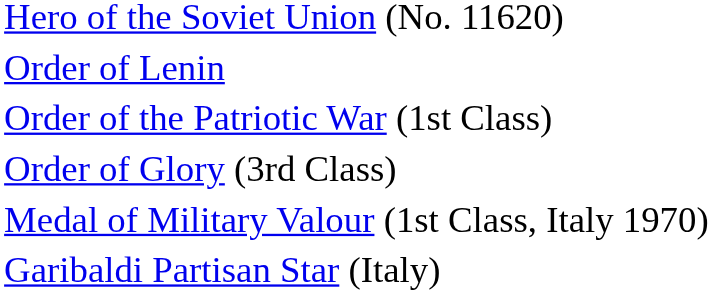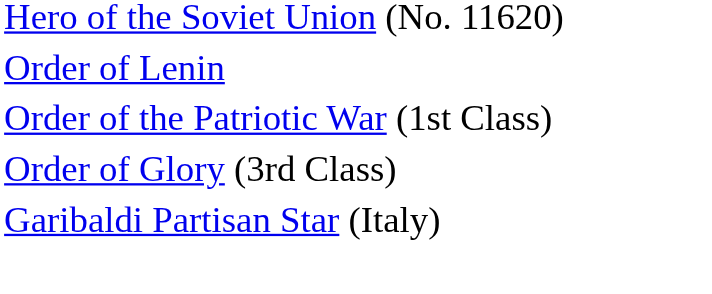- row: (356, 219)
